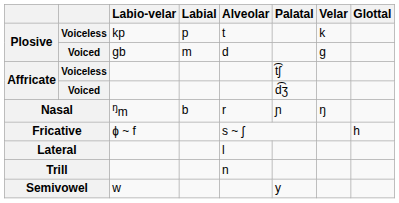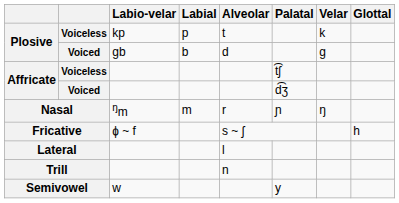(187, 52) m -> (185, 52) b
(185, 110) b -> (187, 110) m
